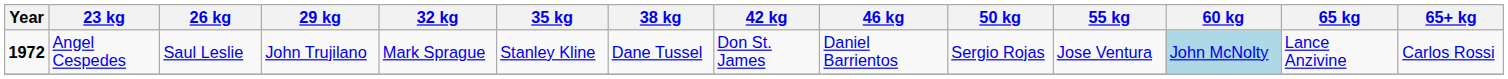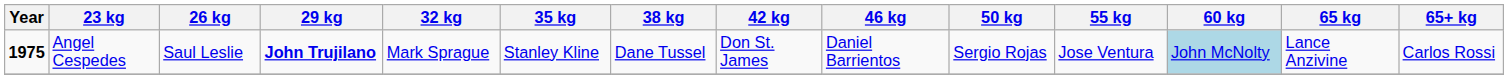(27, 52) 1972 -> (27, 52) 1975
(316, 52) normal -> (320, 52) bold
